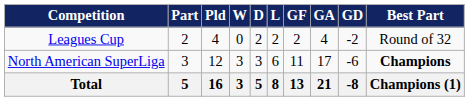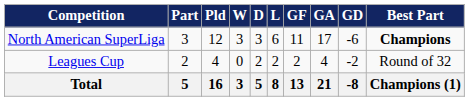rows swapped: (86, 38) <-> (86, 61)
